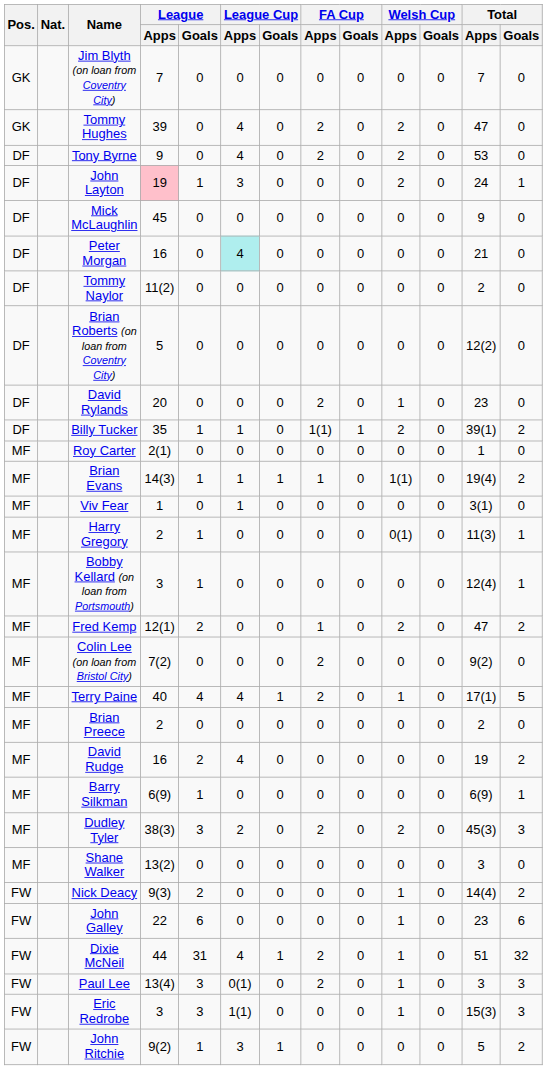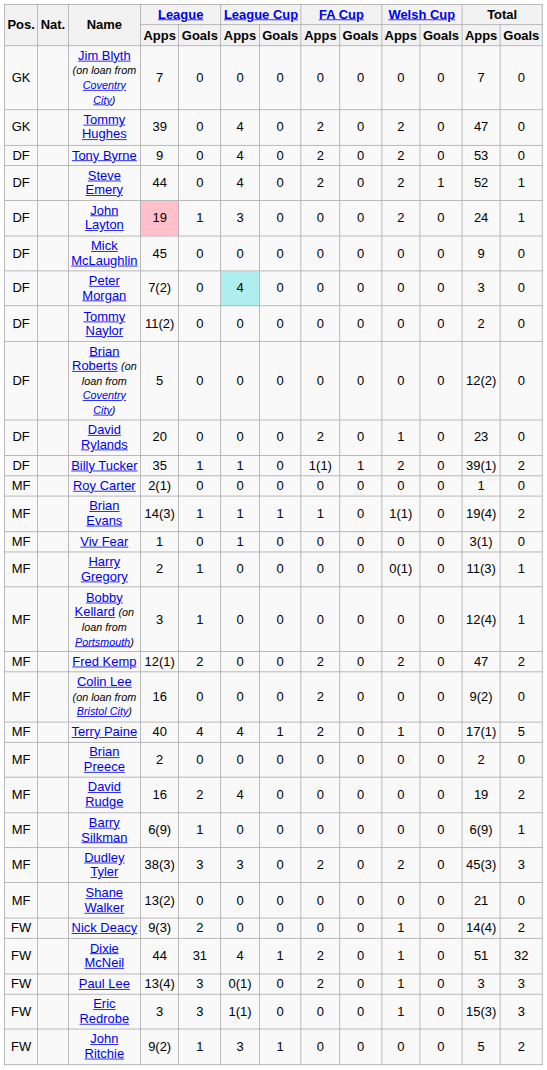+ row: (104, 183)
(160, 253) 16 -> (160, 288) 7(2)
(481, 253) 21 -> (481, 288) 3
(320, 626) 1 -> (320, 661) 2
(160, 661) 7(2) -> (160, 696) 16
(240, 830) 2 -> (240, 865) 3
(481, 865) 3 -> (481, 900) 21
- row: (104, 920)
